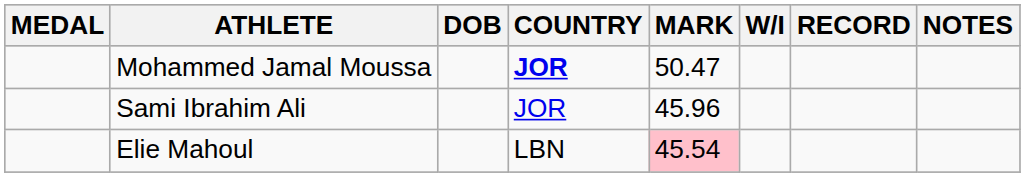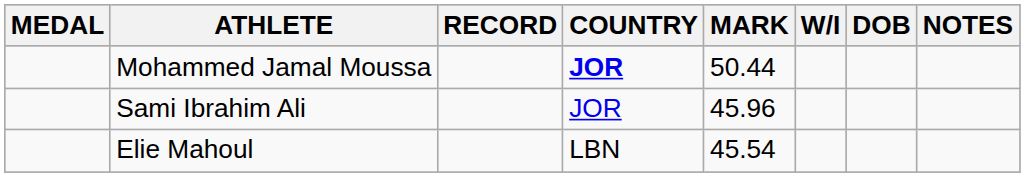columns swapped: (473, 25) <-> (854, 25)
(687, 66) 50.47 -> (743, 66) 50.44
(687, 150) pink background -> (743, 150) no background
